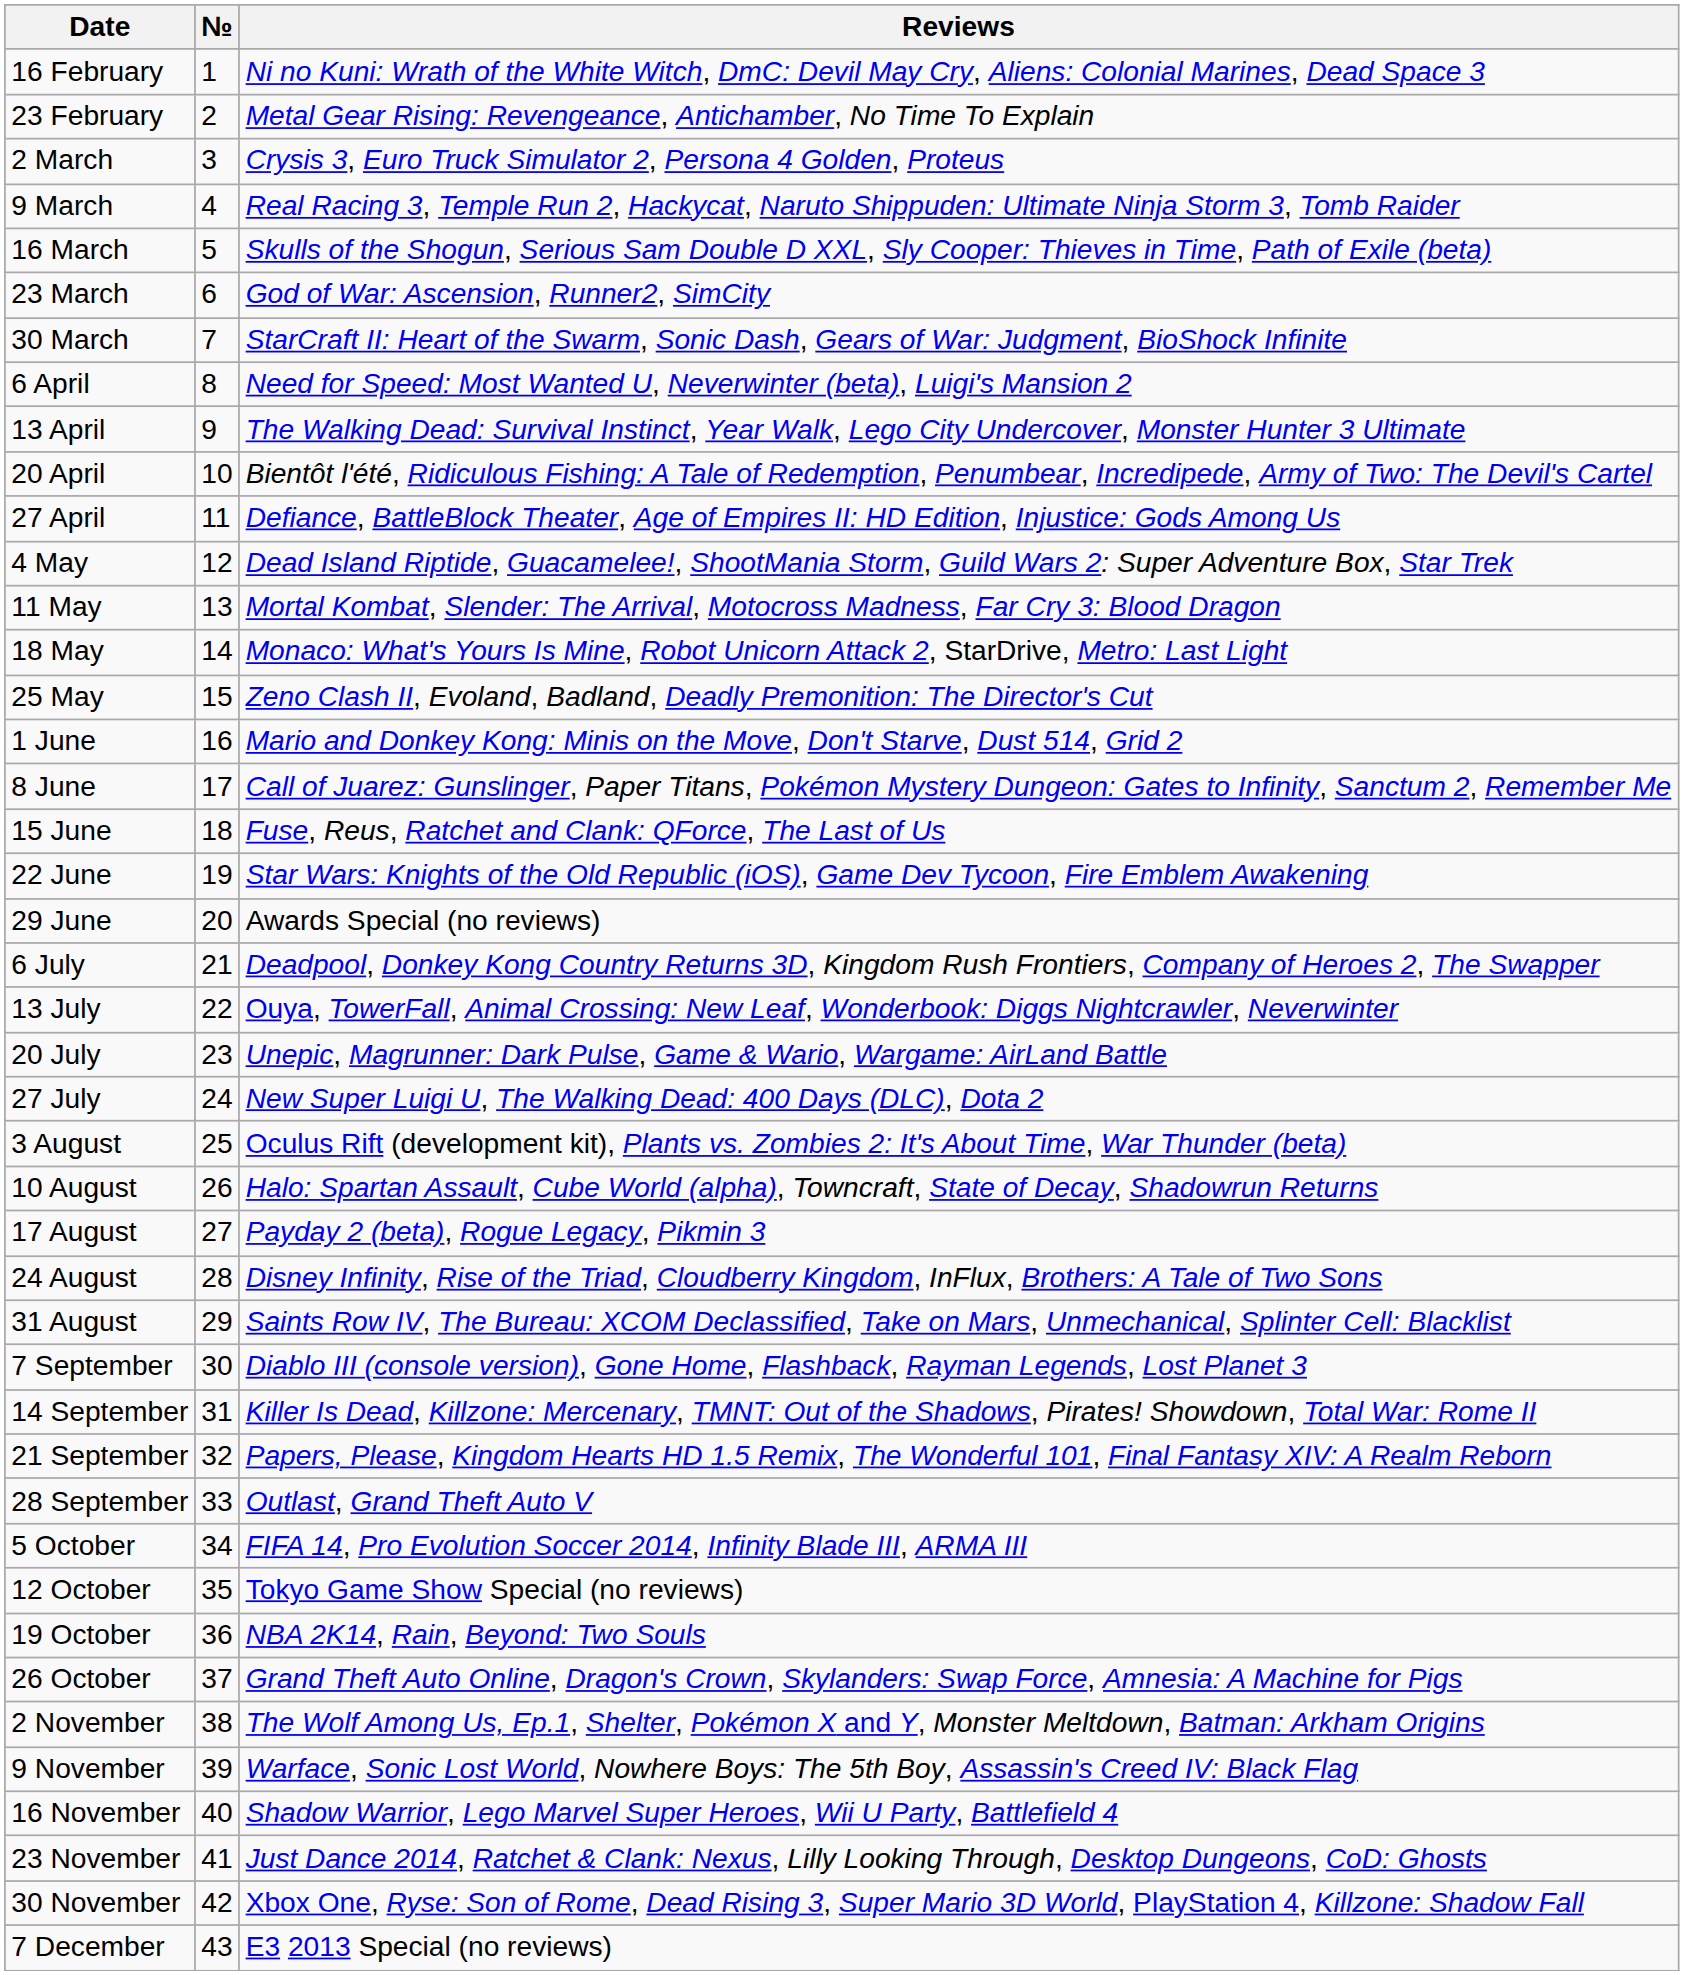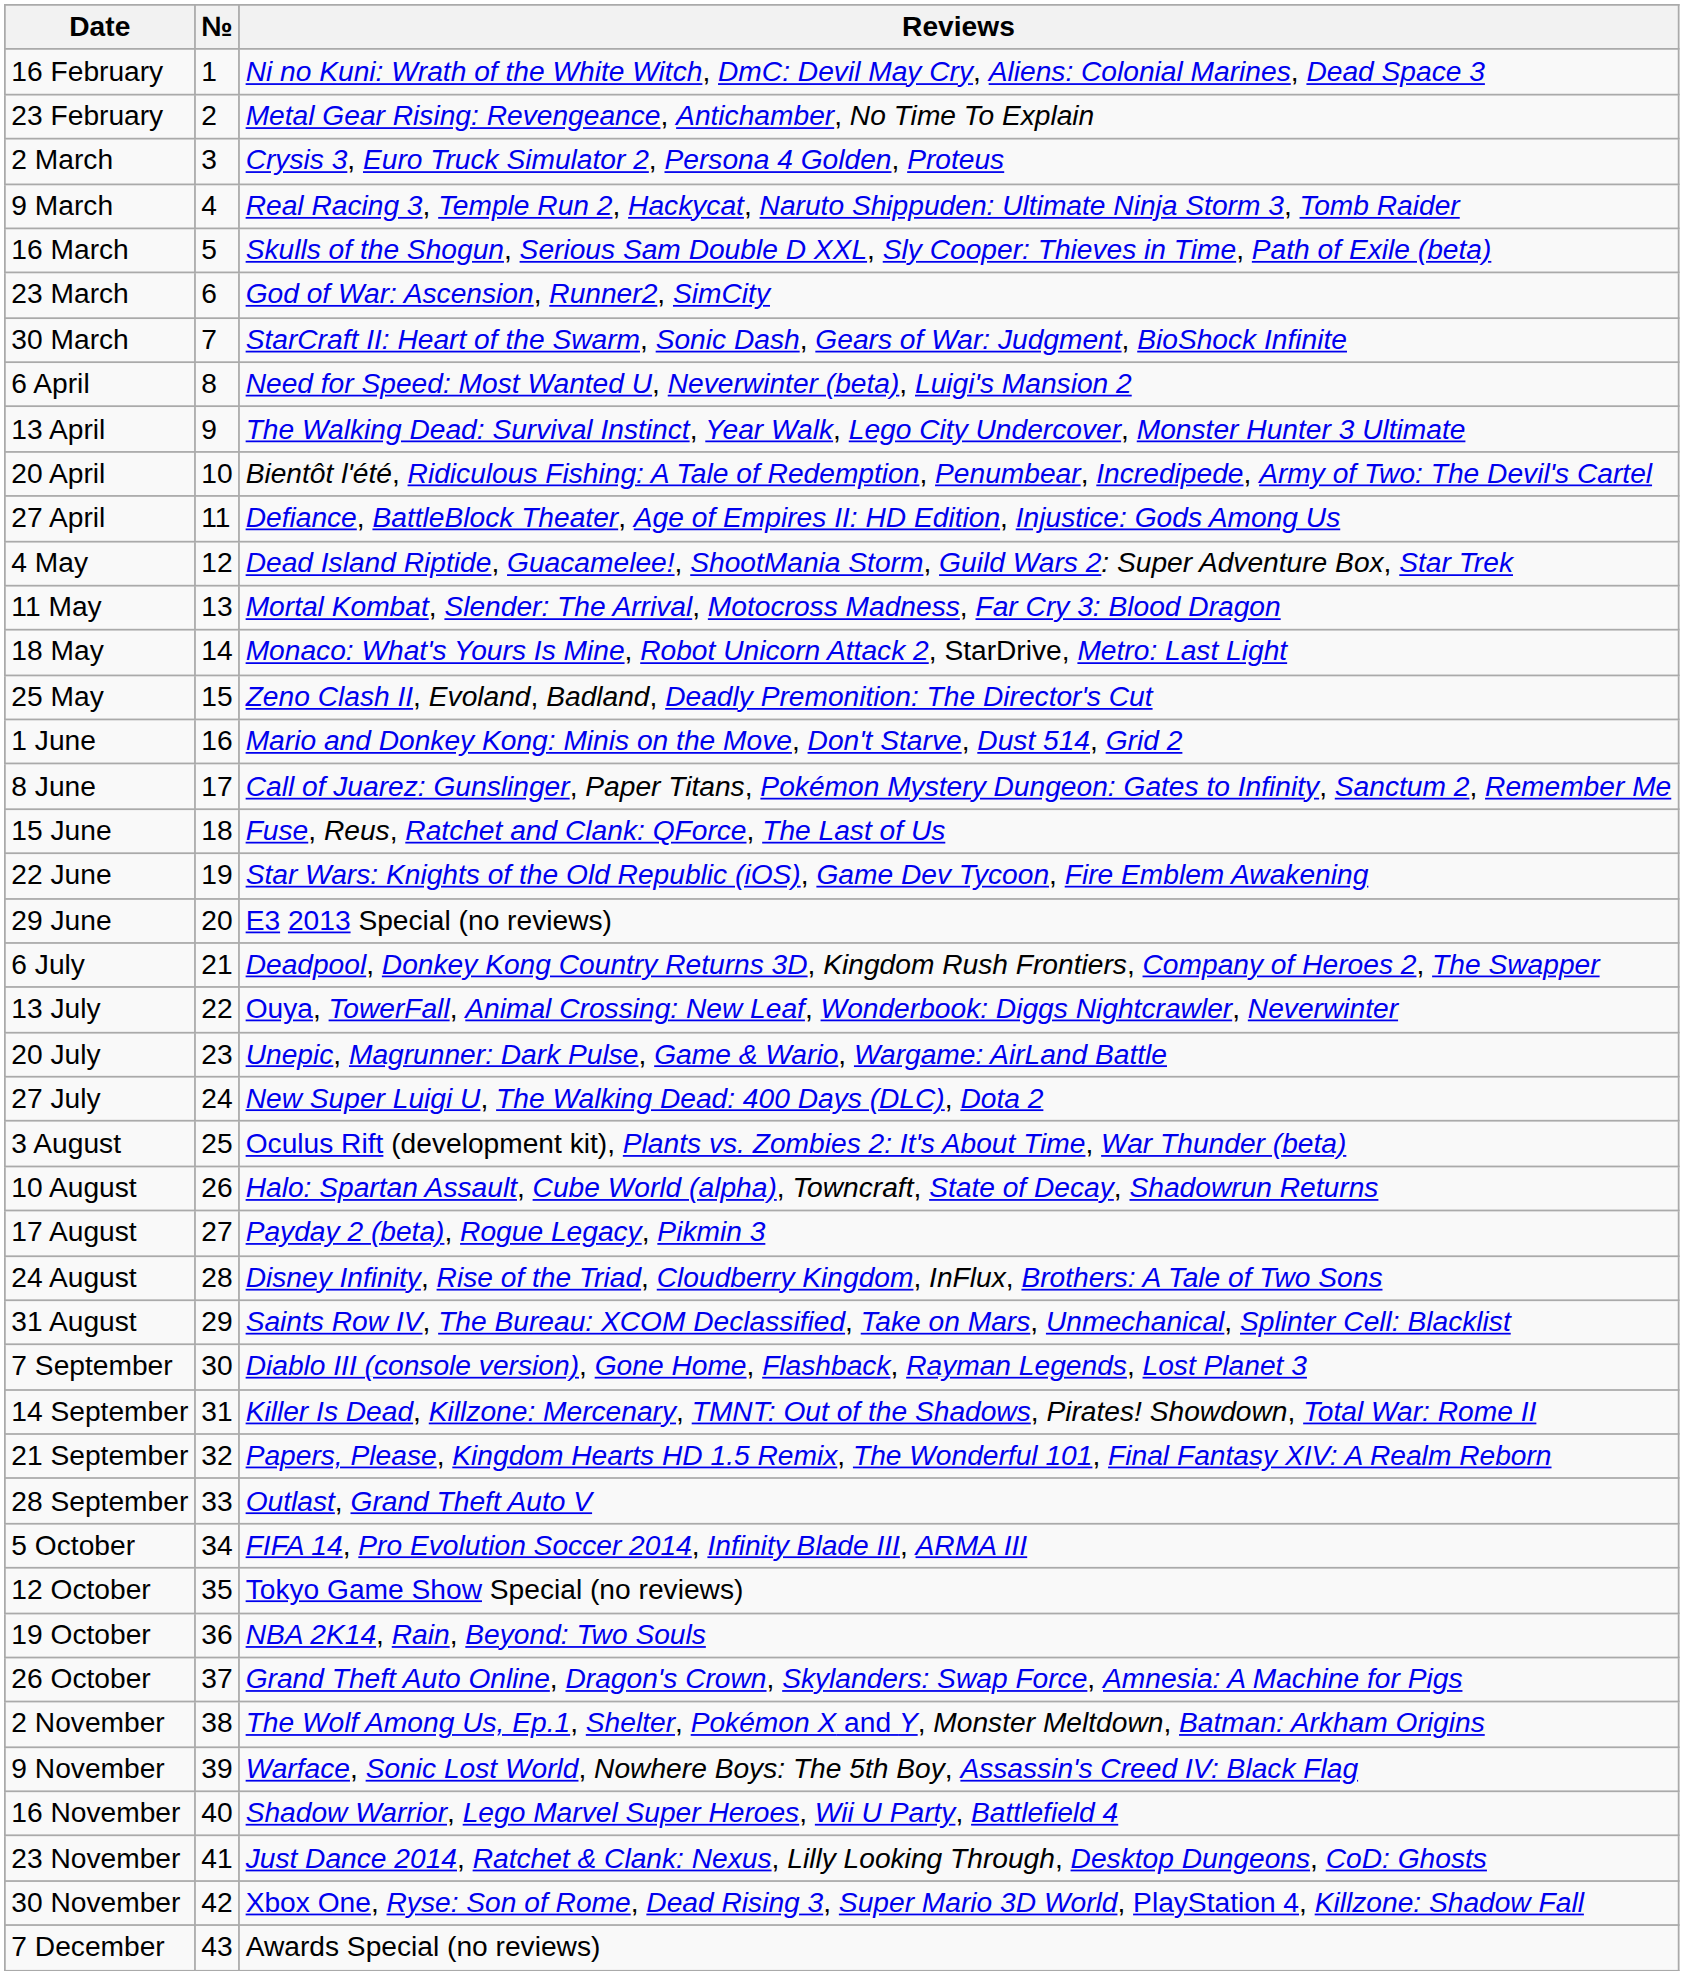(423, 920) Awards Special (no reviews) -> (429, 920) E3 2013 Special (no reviews)
(429, 1947) E3 2013 Special (no reviews) -> (423, 1947) Awards Special (no reviews)
